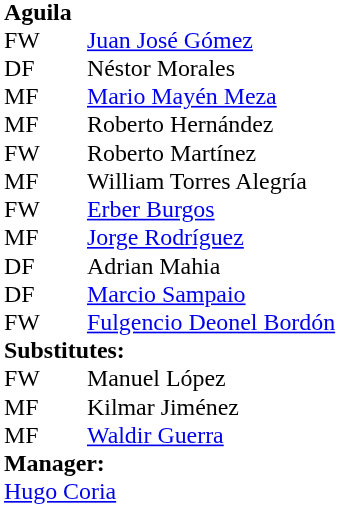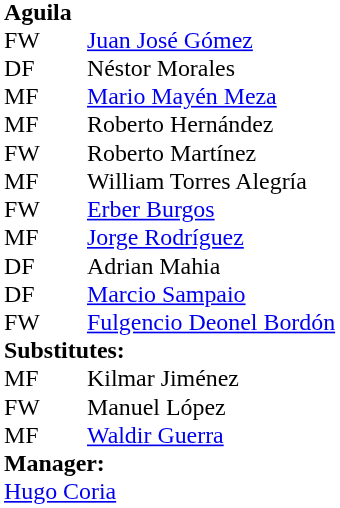rows swapped: (156, 378) <-> (163, 406)
